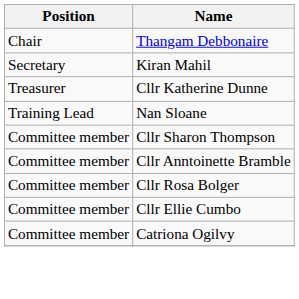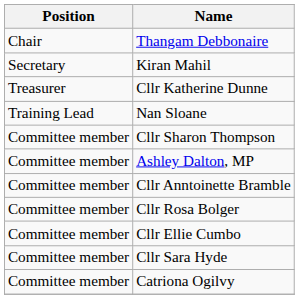+ row: (195, 161)
+ row: (182, 257)
